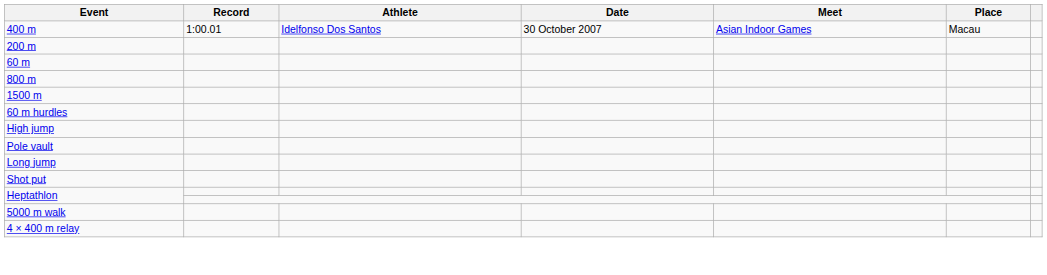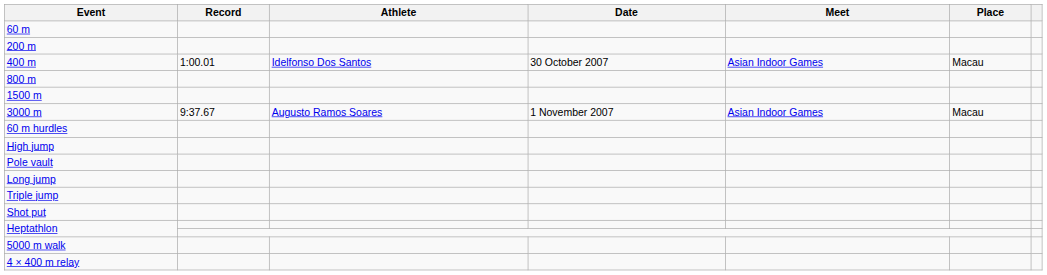rows swapped: (18, 63) <-> (21, 29)
+ row: (24, 112)
+ row: (33, 195)
